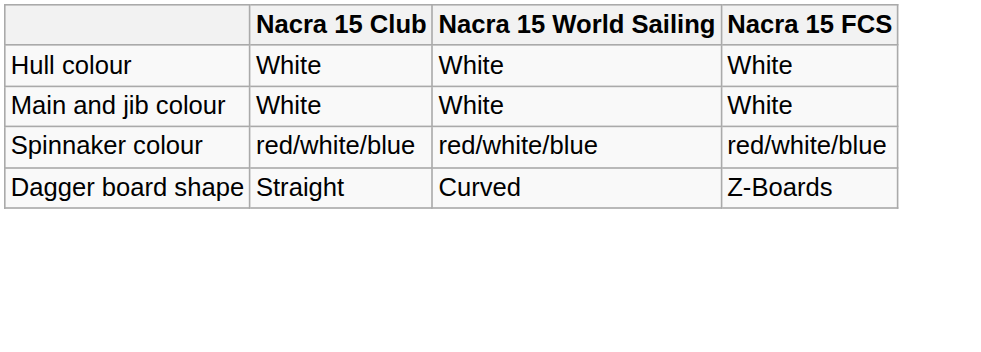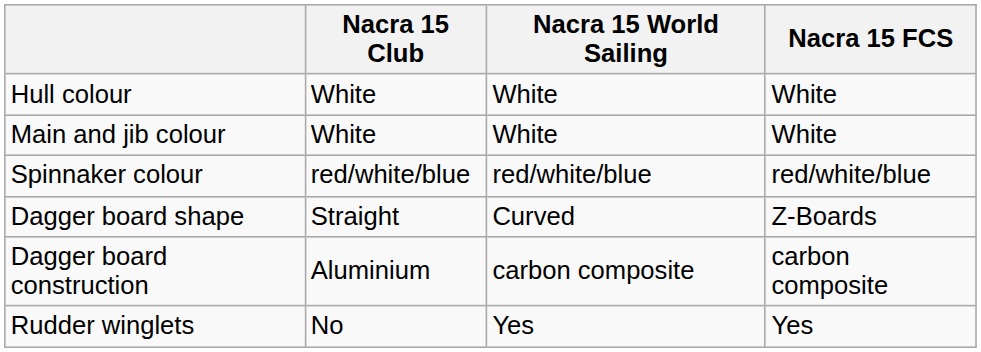+ row: (89, 270)
+ row: (102, 326)
